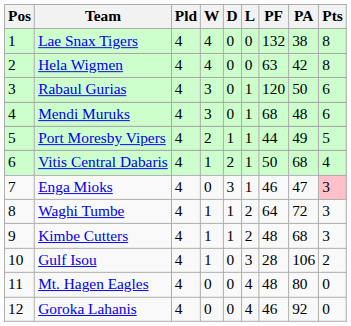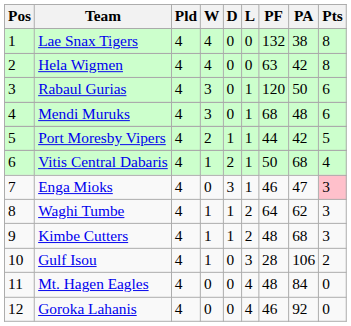(300, 138) 49 -> (300, 138) 42
(300, 211) 72 -> (300, 211) 62
(300, 284) 80 -> (300, 284) 84
